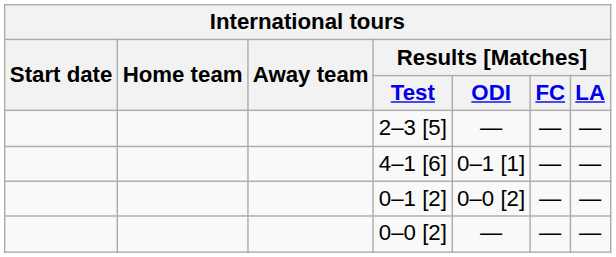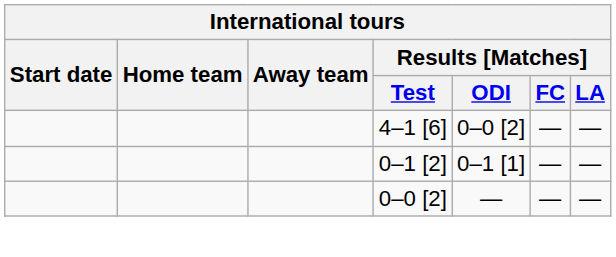- row: (413, 127)
(491, 163) 0–1 [1] -> (491, 127) 0–0 [2]
(491, 198) 0–0 [2] -> (491, 163) 0–1 [1]
